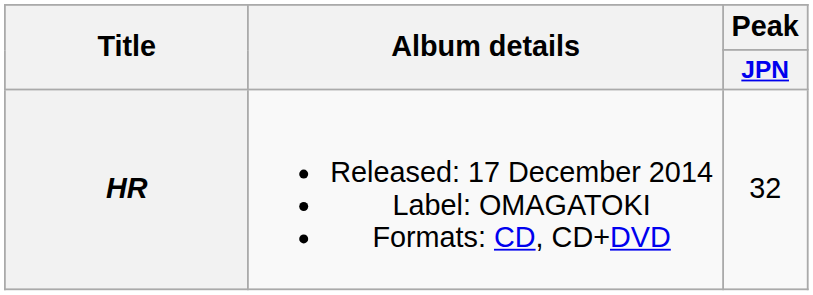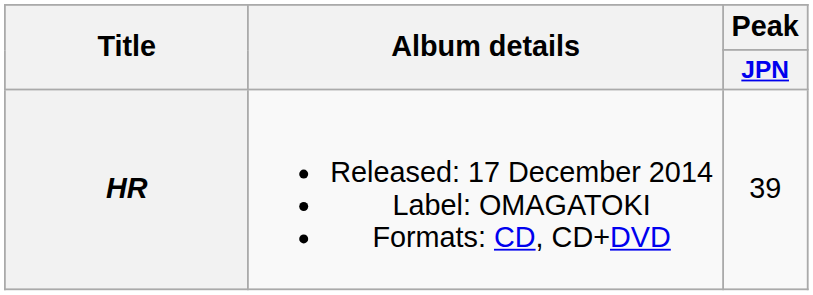(765, 188) 32 -> (765, 188) 39
